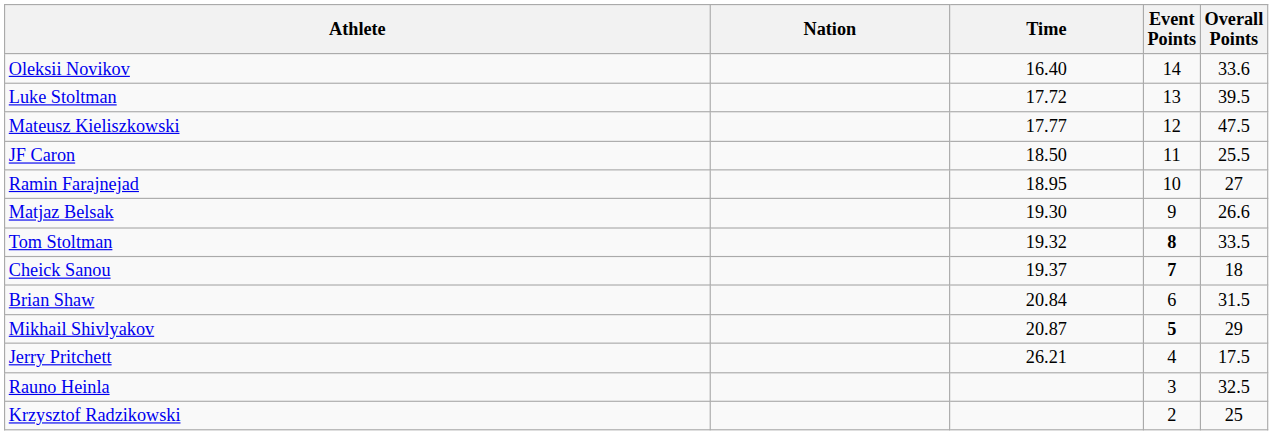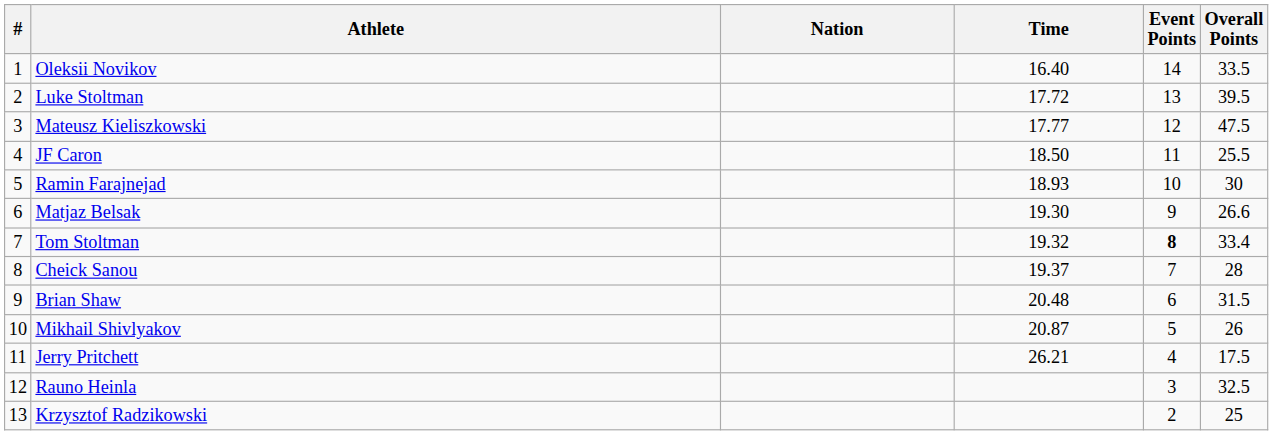+ column: (18, 29)
(1234, 68) 33.6 -> (1234, 68) 33.5
(1046, 184) 18.95 -> (1049, 184) 18.93
(1234, 184) 27 -> (1234, 184) 30
(1234, 241) 33.5 -> (1234, 241) 33.4
(1172, 270) bold -> (1172, 270) normal
(1234, 270) 18 -> (1234, 270) 28
(1046, 299) 20.84 -> (1049, 299) 20.48
(1172, 328) bold -> (1172, 328) normal
(1234, 328) 29 -> (1234, 328) 26
